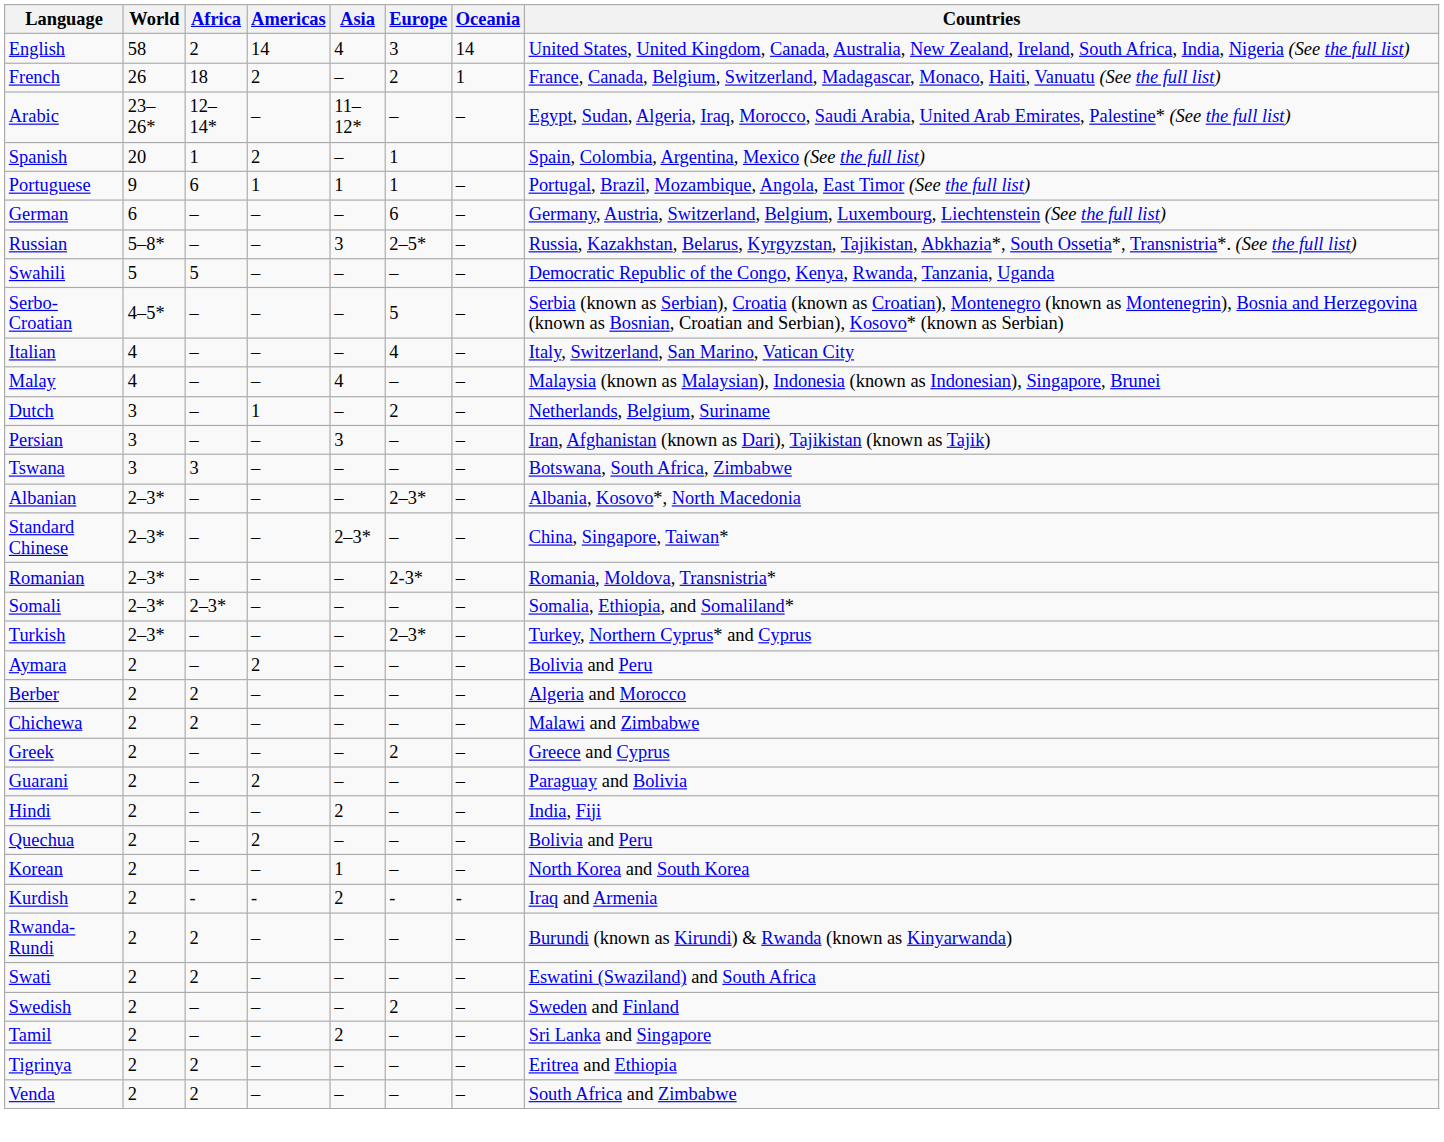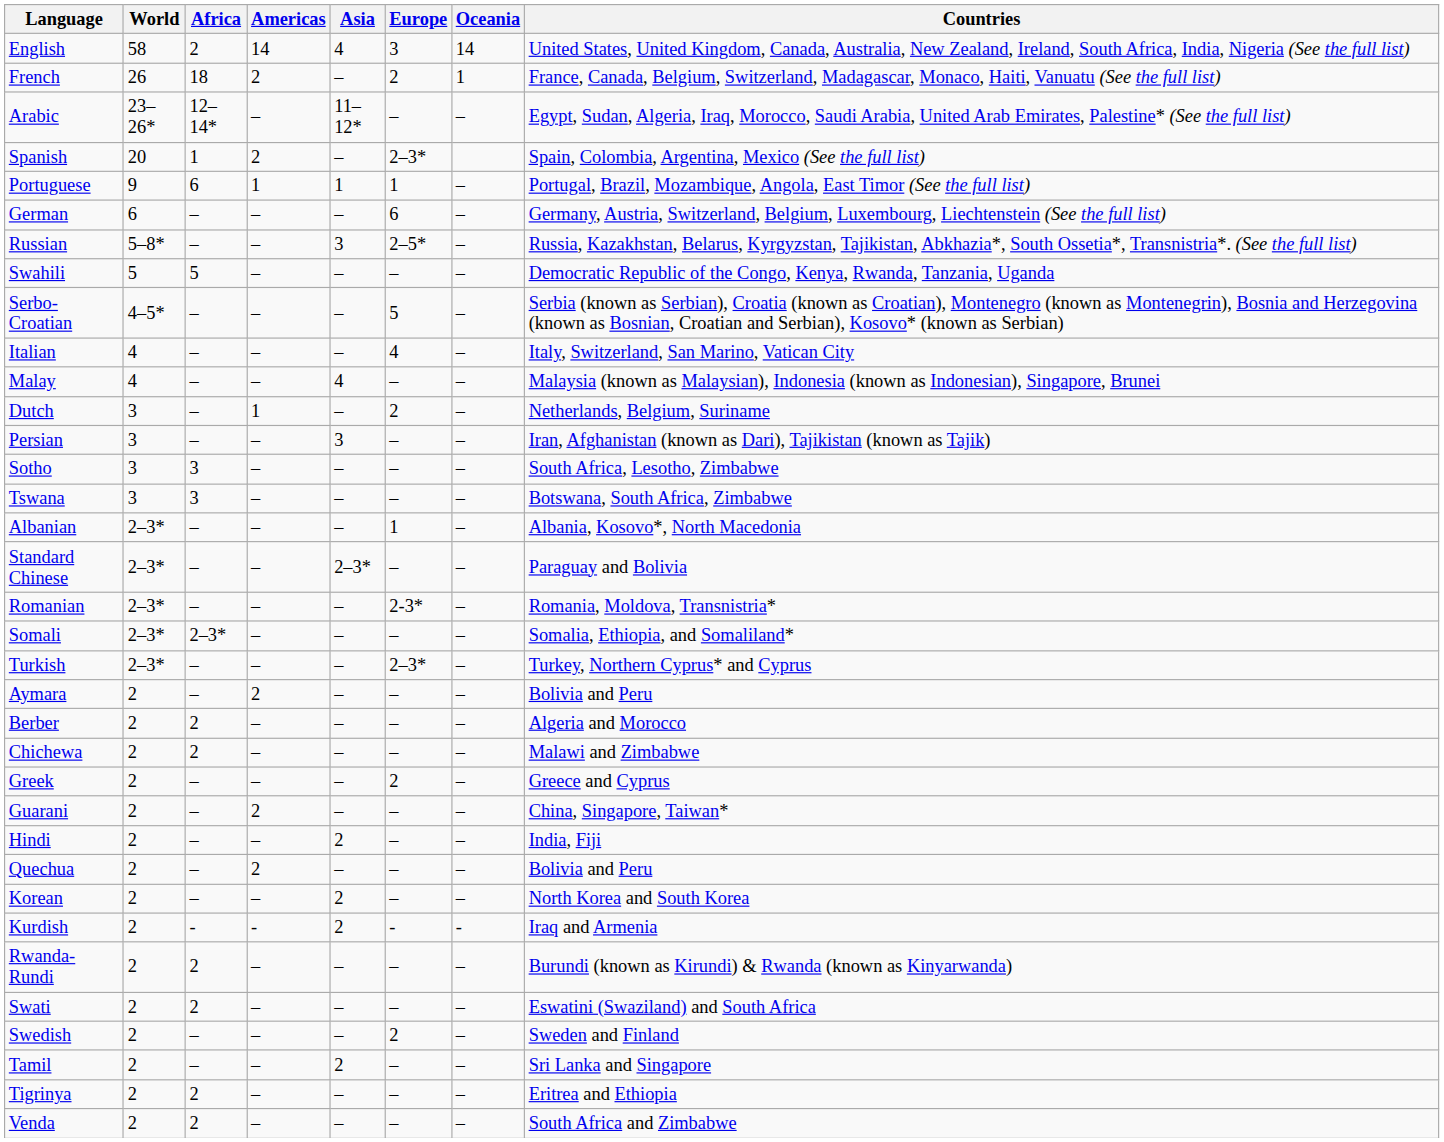(394, 156) 1 -> (408, 156) 2–3*
+ row: (30, 469)
(408, 498) 2–3* -> (394, 527) 1
(629, 537) China, Singapore, Taiwan* -> (608, 566) Paraguay and Bolivia
(608, 781) Paraguay and Bolivia -> (629, 810) China, Singapore, Taiwan*
(339, 869) 1 -> (339, 898) 2
